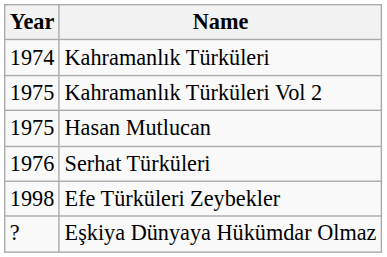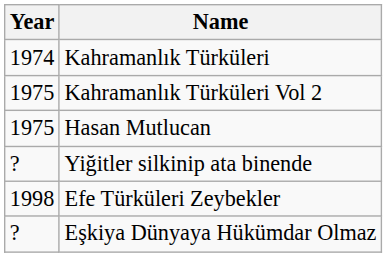- row: (138, 163)
+ row: (188, 163)
